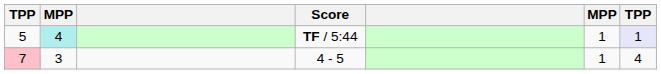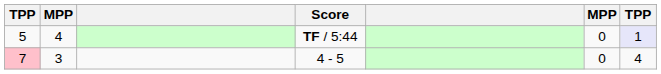(58, 36) paleturquoise background -> (58, 36) no background
(602, 36) 1 -> (602, 36) 0
(602, 58) 1 -> (602, 58) 0
